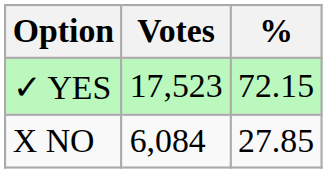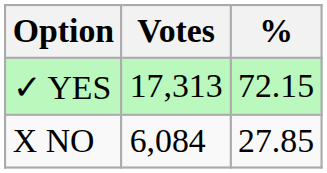(176, 85) 17,523 -> (176, 85) 17,313
